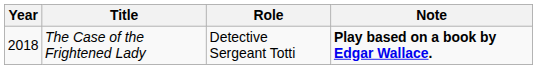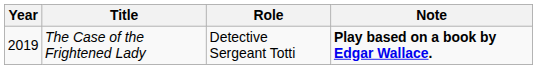(23, 45) 2018 -> (23, 45) 2019
